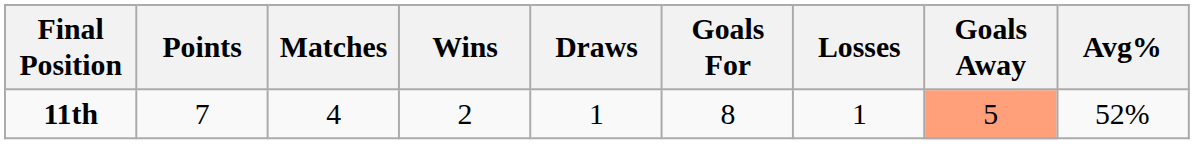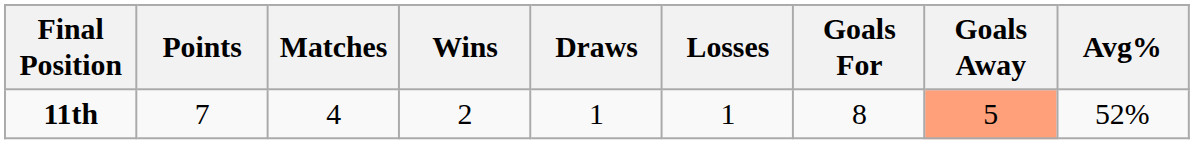columns swapped: (859, 46) <-> (728, 46)
